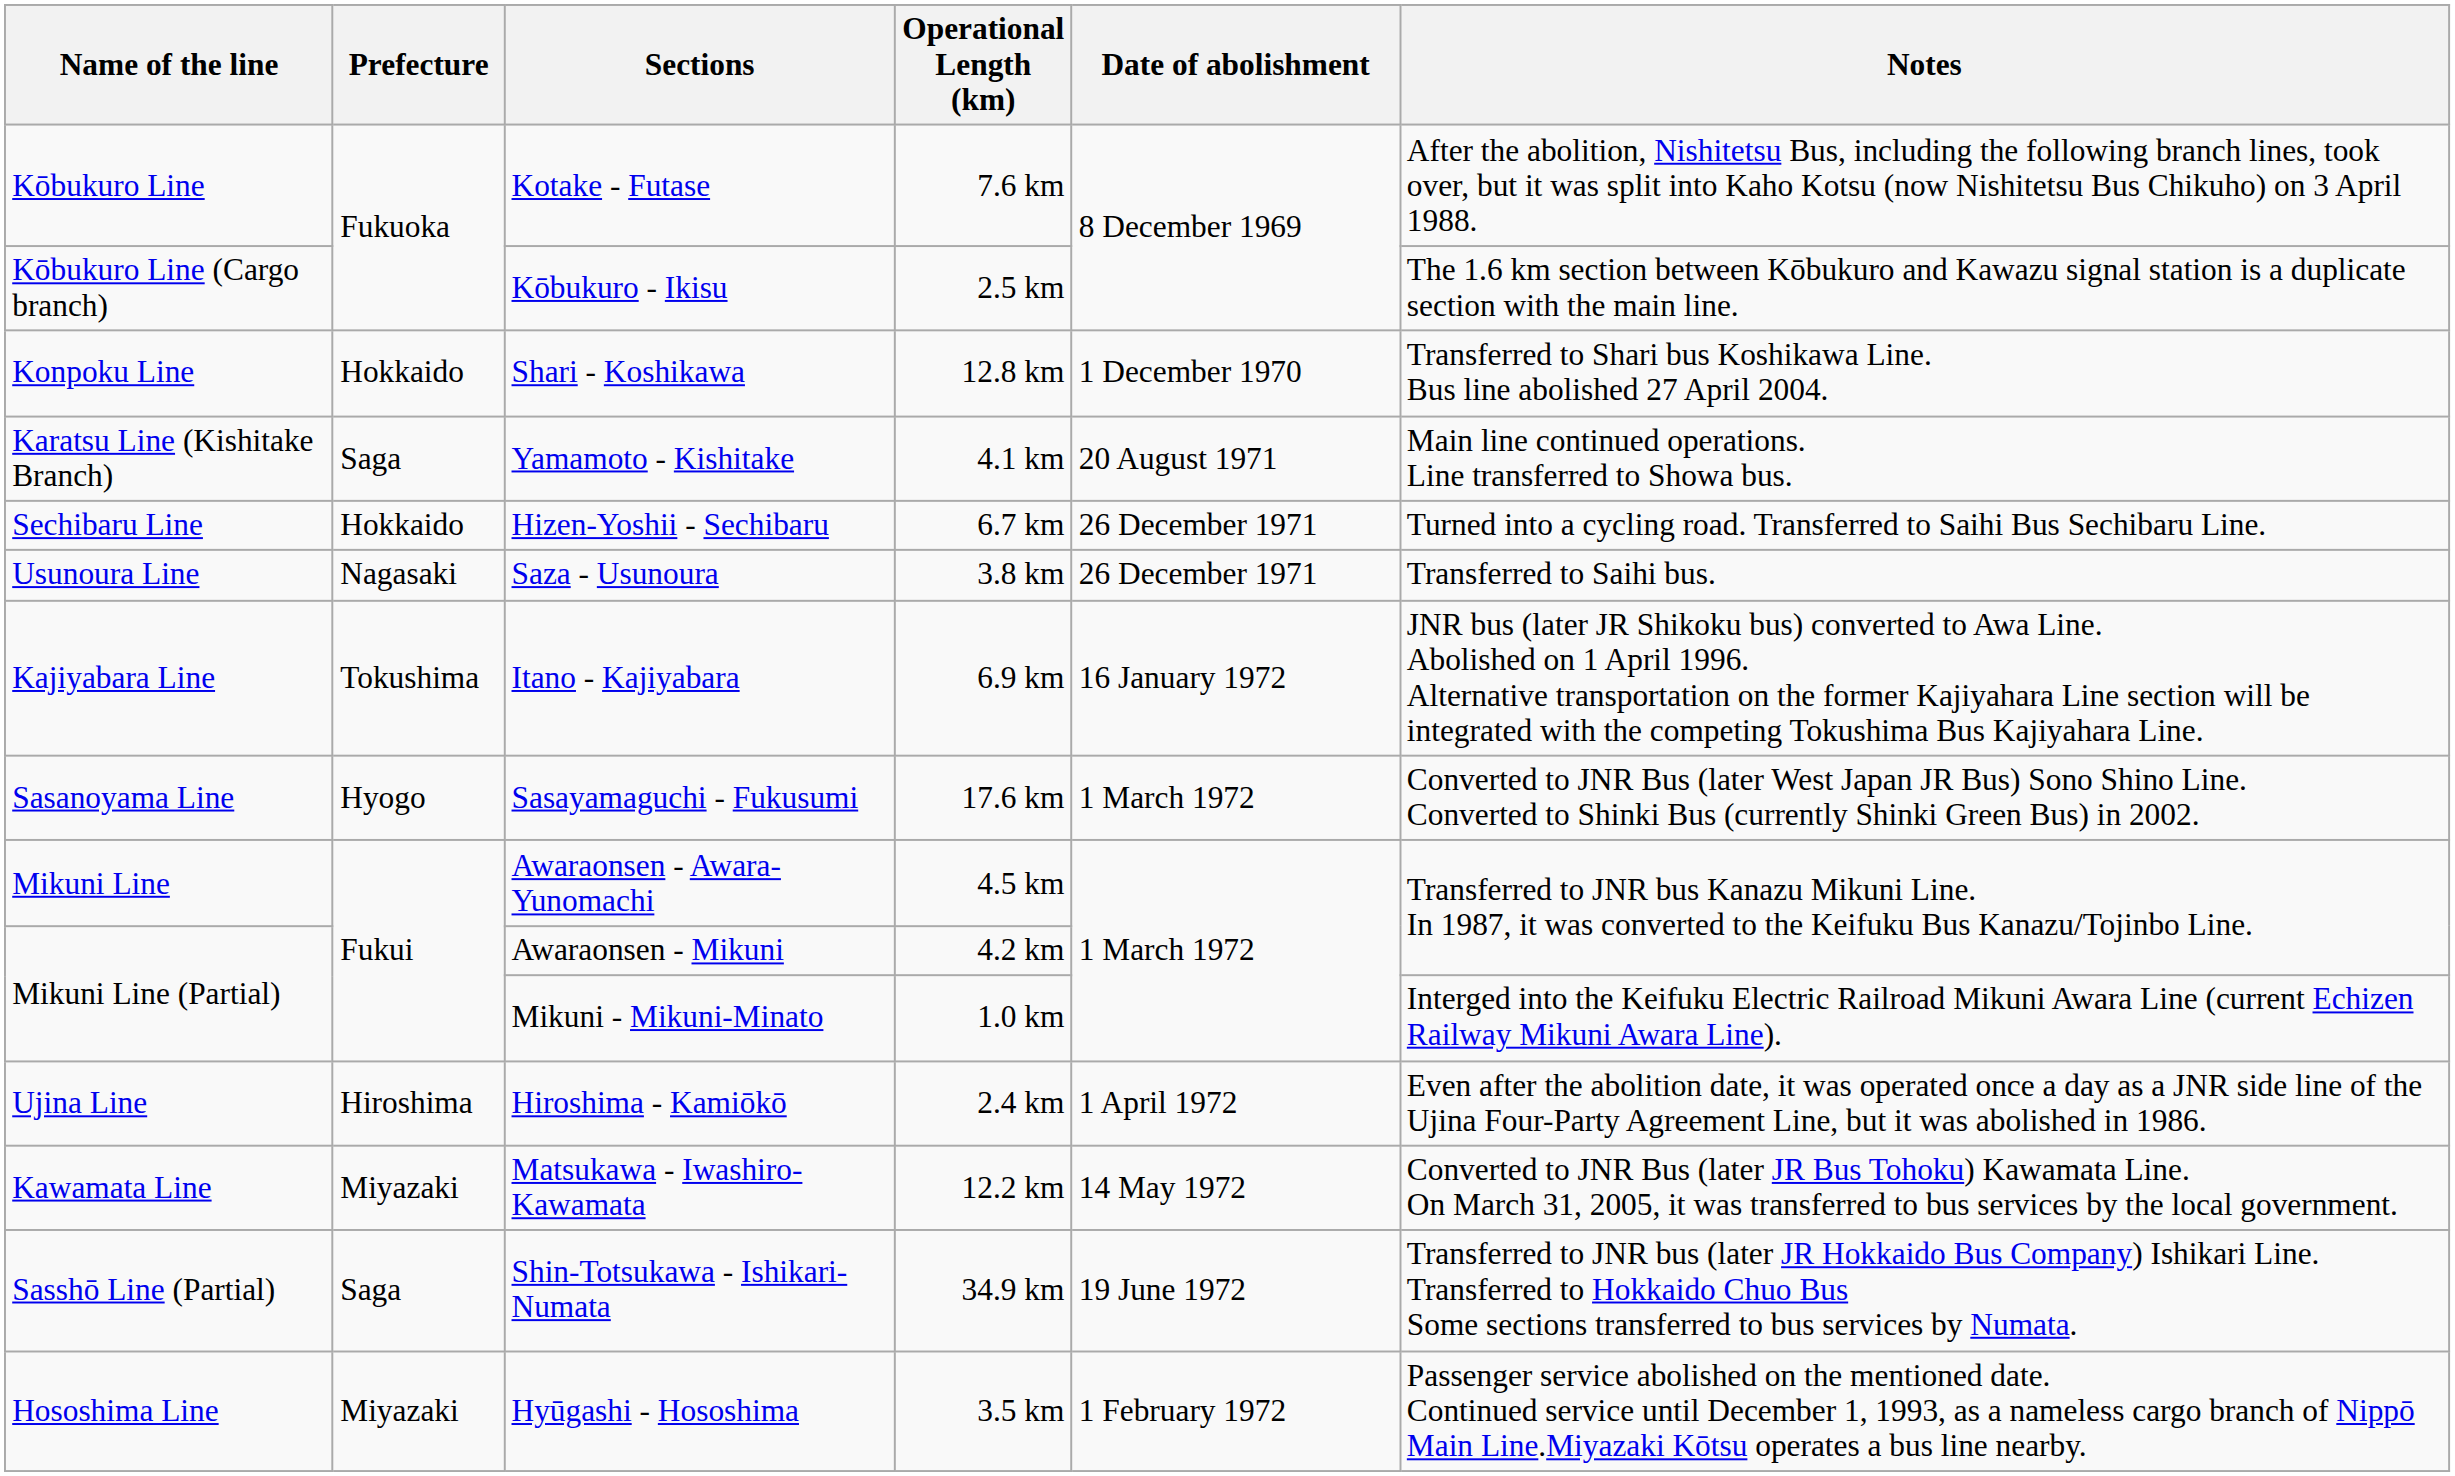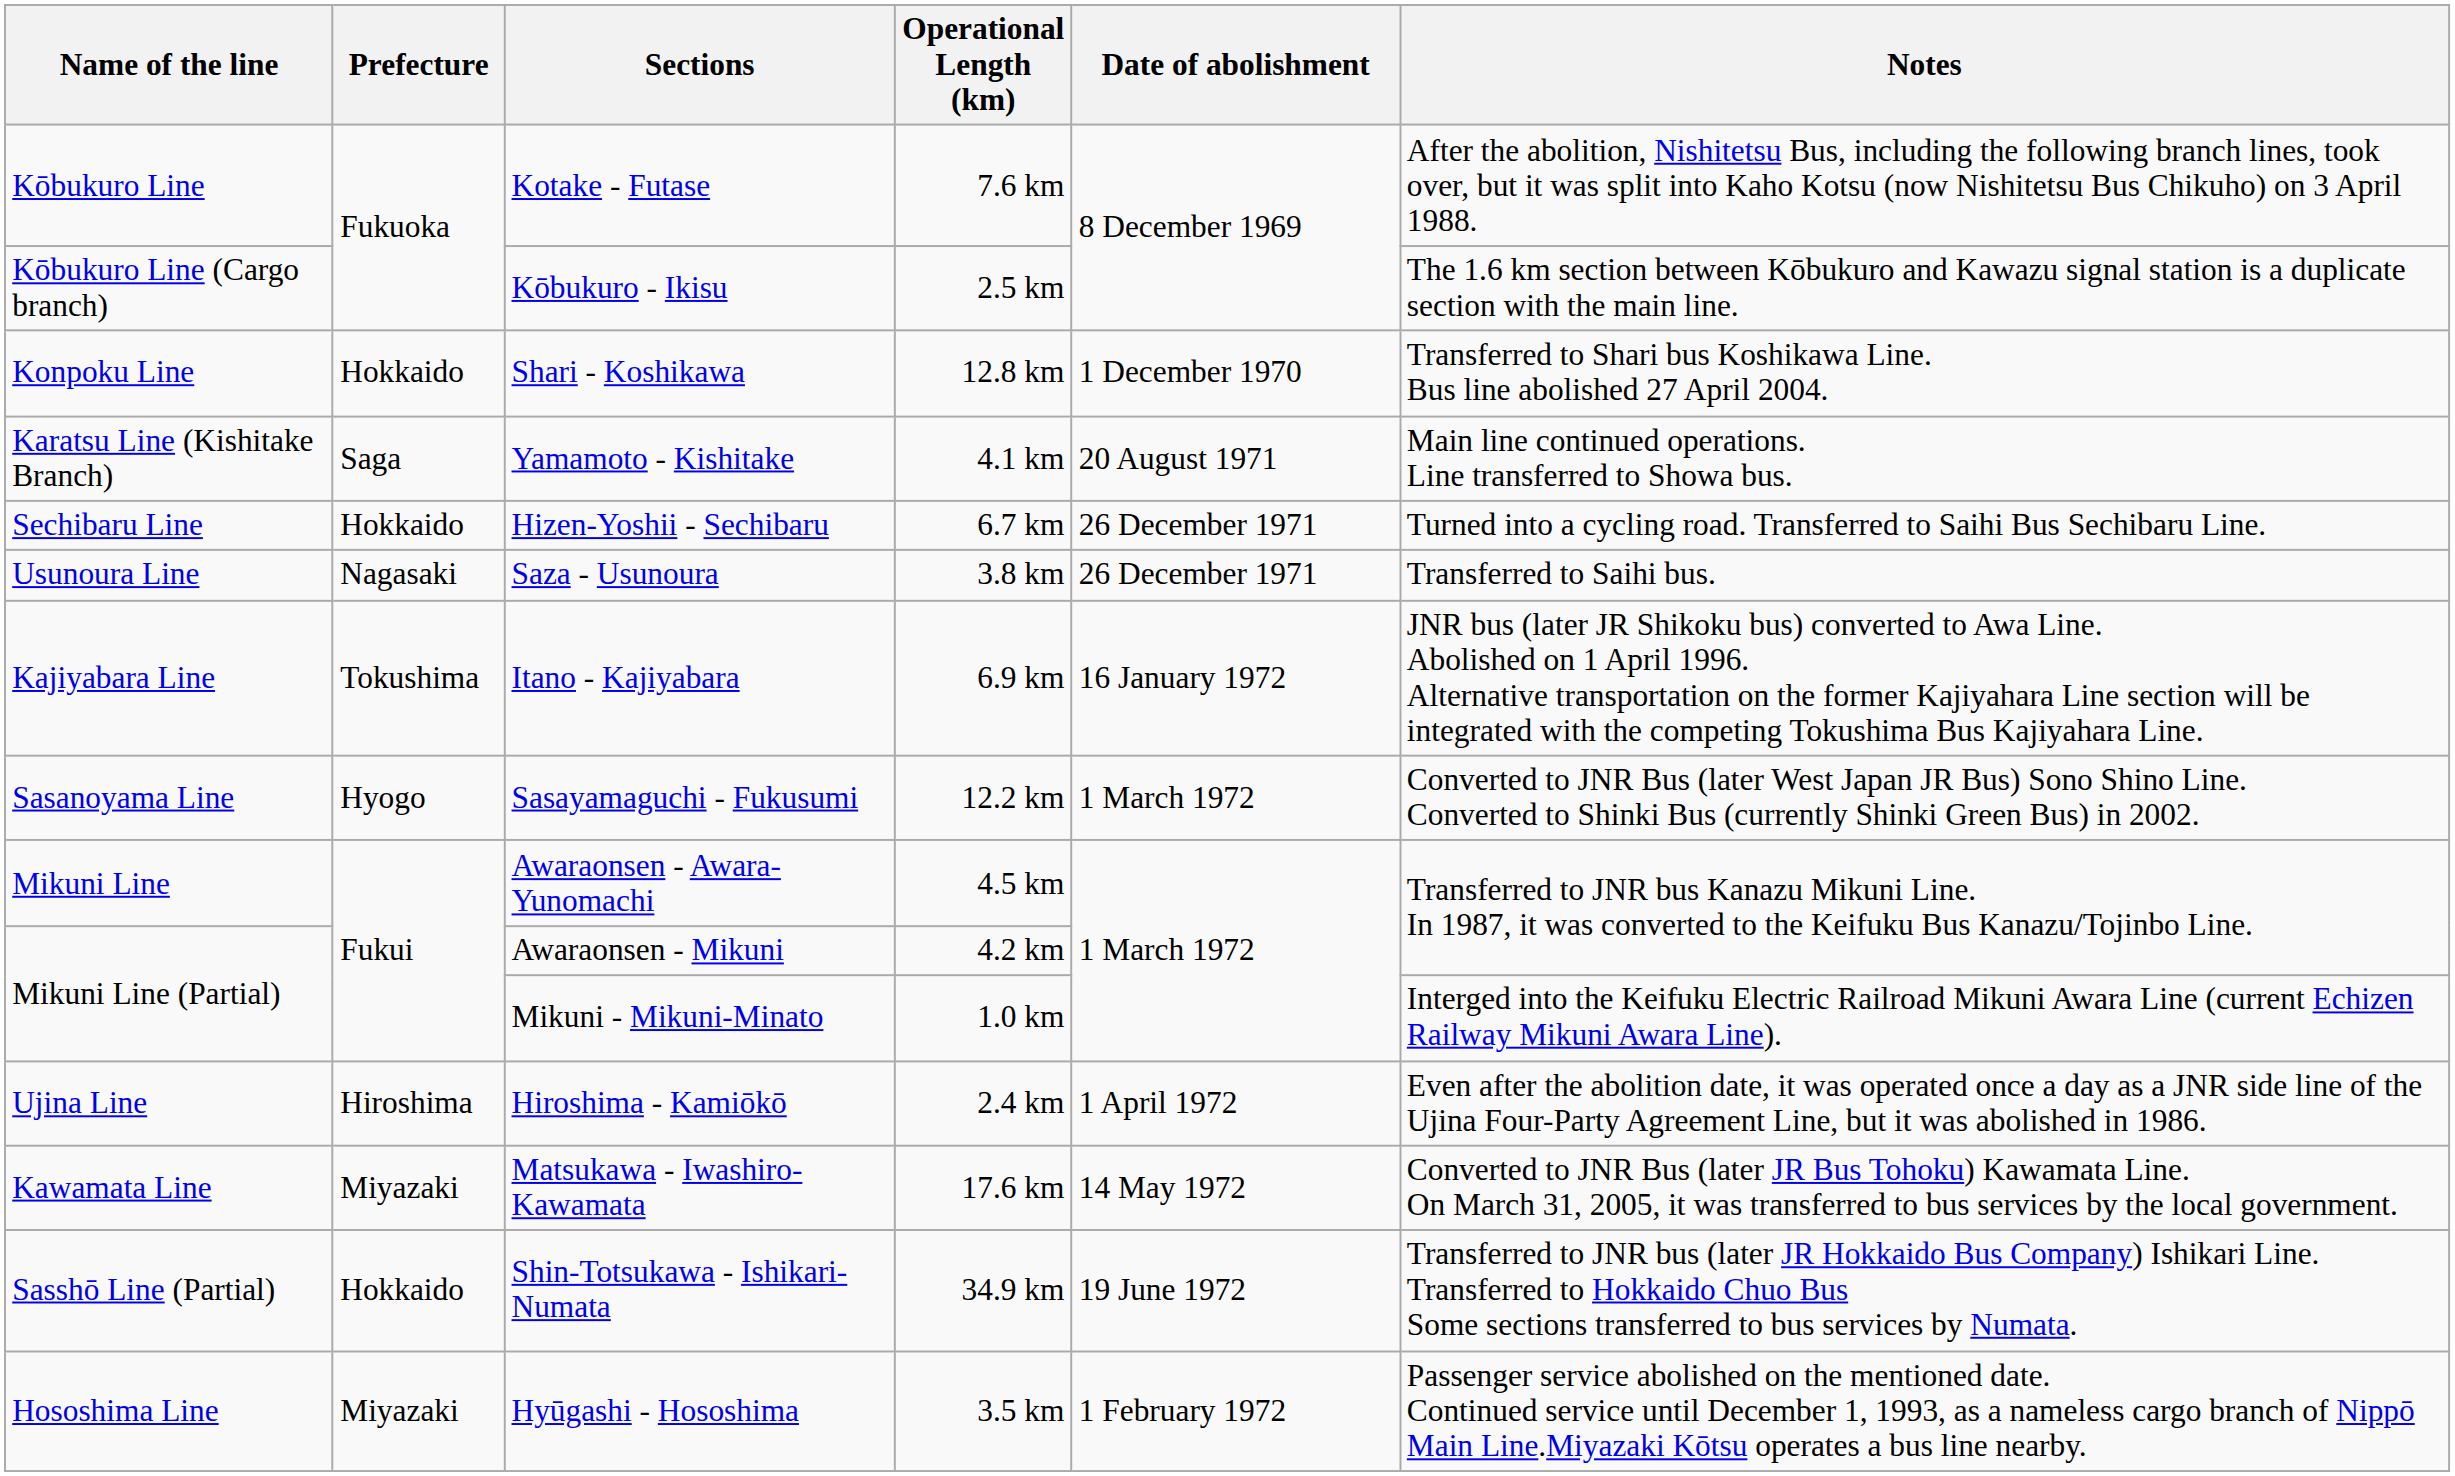(1013, 797) 17.6 km -> (1013, 797) 12.2 km
(1013, 1187) 12.2 km -> (1013, 1187) 17.6 km
(371, 1290) Saga -> (402, 1290) Hokkaido
